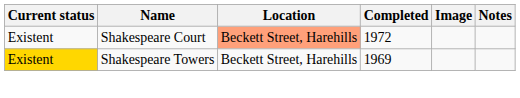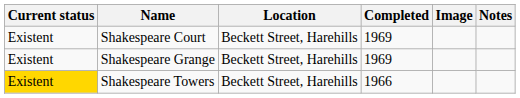(289, 37) lightsalmon background -> (289, 37) no background
(378, 37) 1972 -> (378, 37) 1969
+ row: (158, 59)
(378, 59) 1969 -> (378, 81) 1966
